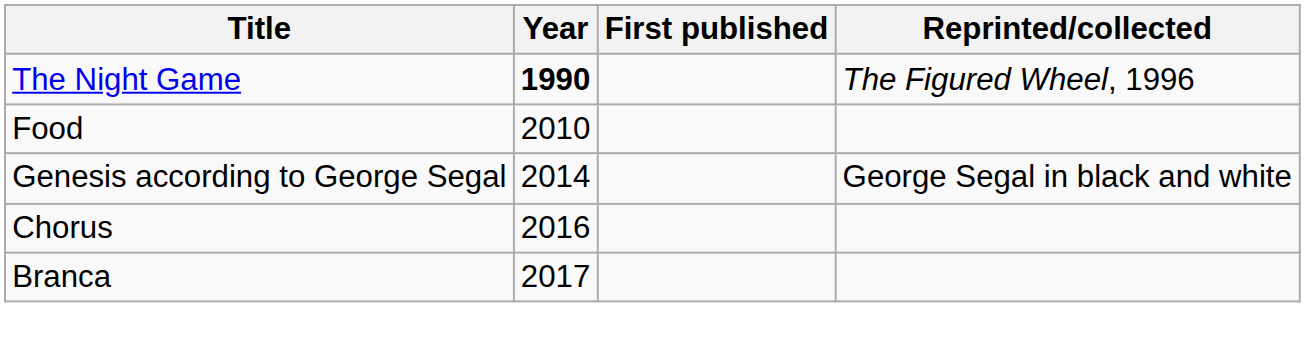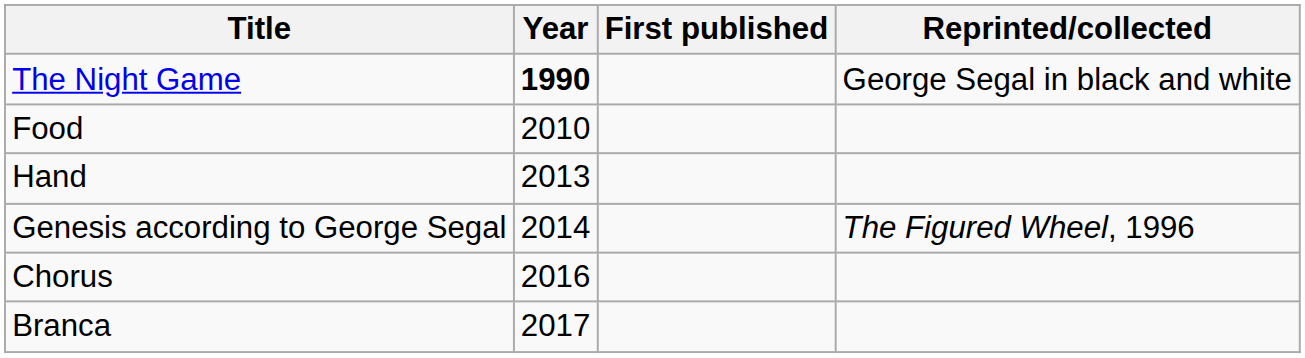(1019, 78) The Figured Wheel, 1996 -> (1067, 78) George Segal in black and white
+ row: (49, 177)
(1067, 177) George Segal in black and white -> (1019, 227) The Figured Wheel, 1996
